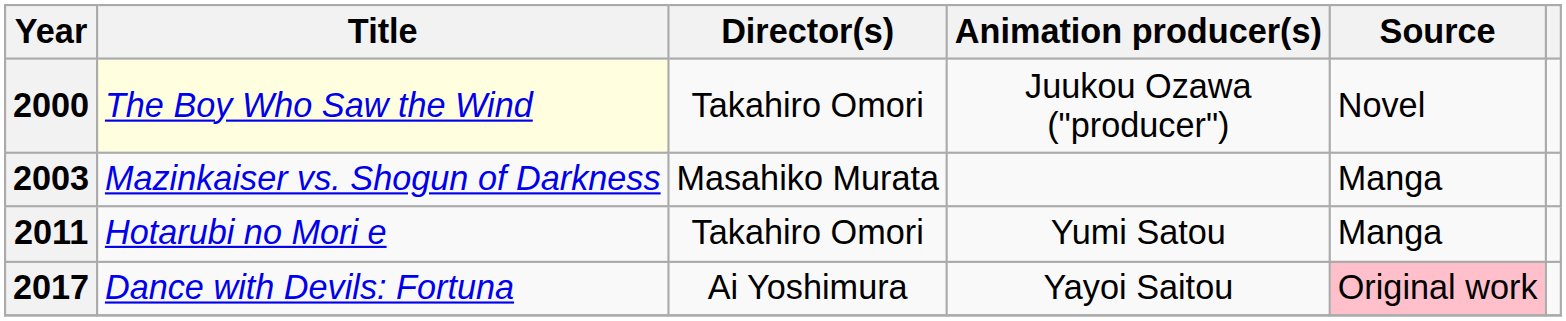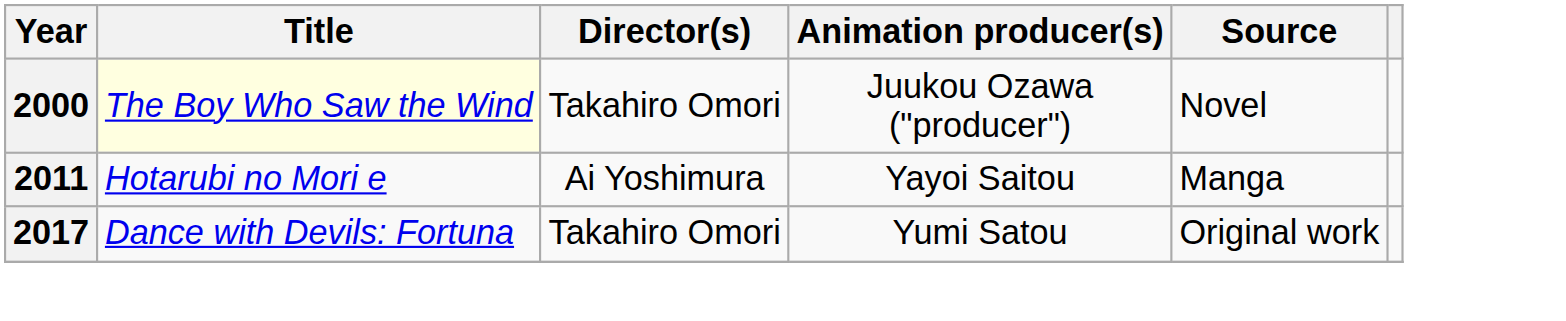- row: (51, 178)
(808, 233) Takahiro Omori -> (665, 178) Ai Yoshimura
(1138, 233) Yumi Satou -> (980, 178) Yayoi Saitou
(808, 287) Ai Yoshimura -> (665, 233) Takahiro Omori
(1138, 287) Yayoi Saitou -> (980, 233) Yumi Satou
(1438, 287) pink background -> (1279, 233) no background
